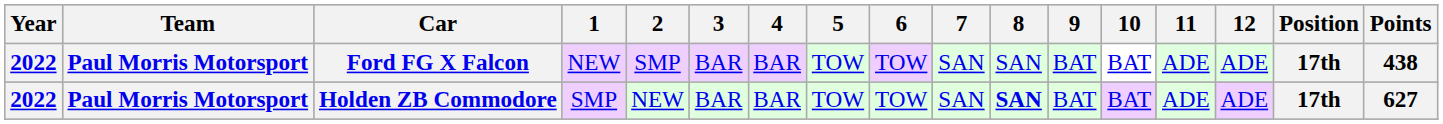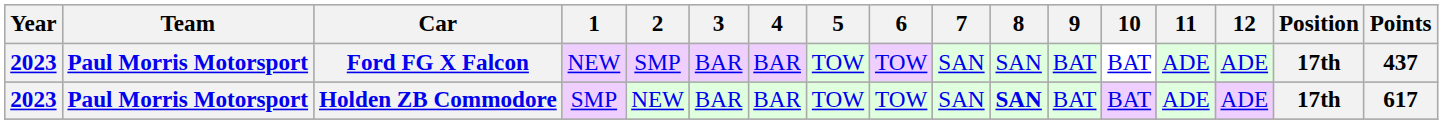(33, 62) 2022 -> (33, 62) 2023
(1401, 62) 438 -> (1401, 62) 437
(33, 100) 2022 -> (33, 100) 2023
(1401, 100) 627 -> (1401, 100) 617
